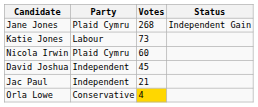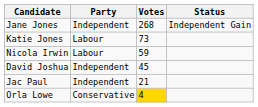(101, 25) Plaid Cymru -> (101, 25) Independent
(101, 53) Plaid Cymru -> (88, 53) Labour
(144, 53) 60 -> (144, 53) 59
